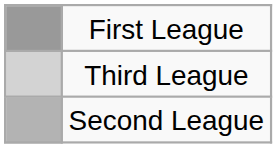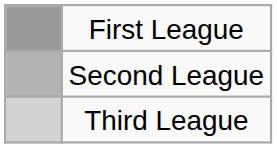rows swapped: (166, 120) <-> (166, 74)
